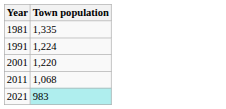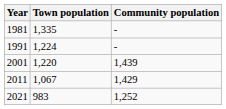+ column: (166, 12)
(45, 79) 1,068 -> (45, 79) 1,067
(41, 96) paleturquoise background -> (41, 96) no background
